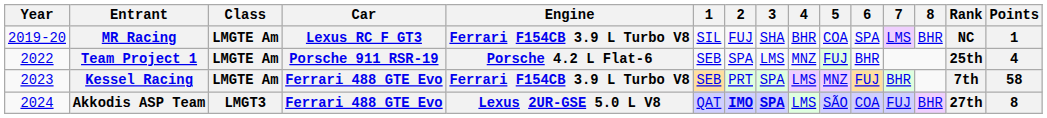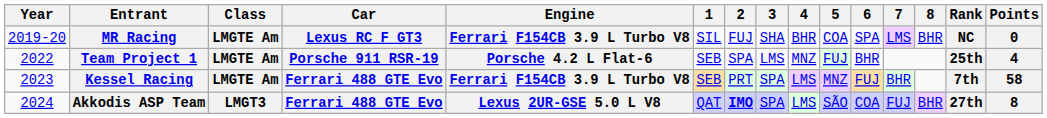(1014, 37) 1 -> (1014, 37) 0
(772, 103) bold -> (772, 103) normal
